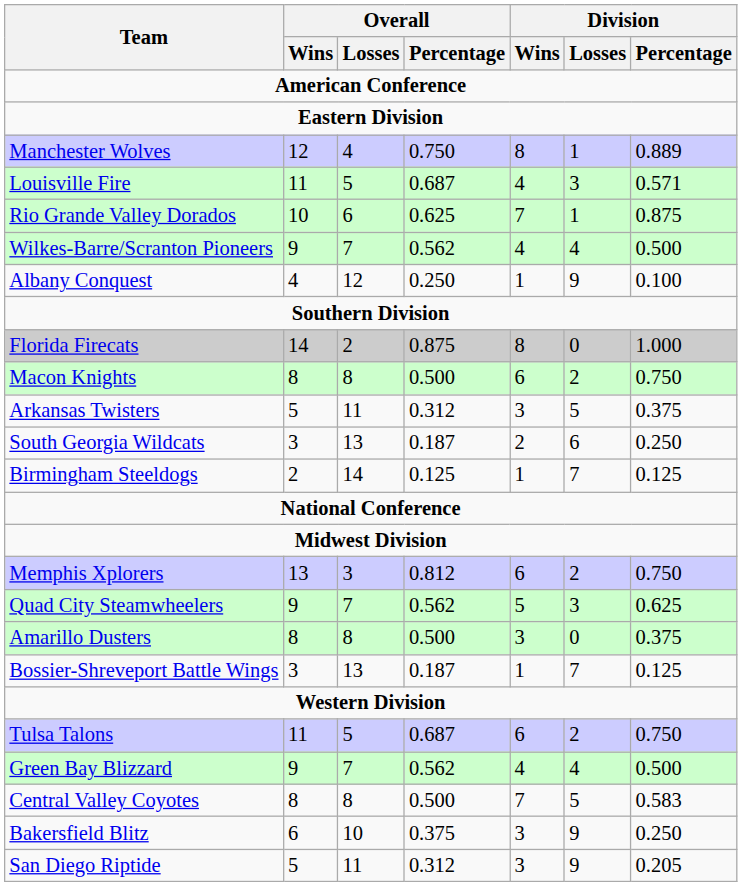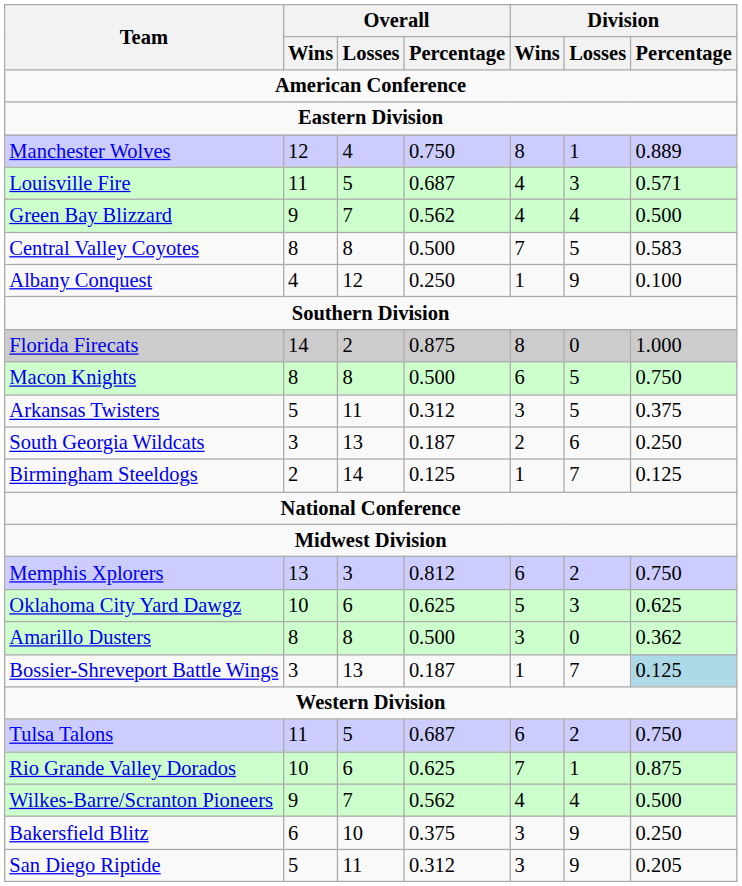rows swapped: (91, 767) <-> (123, 215)
rows swapped: (141, 248) <-> (104, 800)
(574, 378) 2 -> (574, 378) 5
+ row: (125, 605)
- row: (116, 605)
(659, 637) 0.375 -> (659, 637) 0.362
(659, 670) no background -> (659, 670) lightblue background
